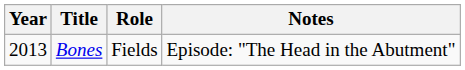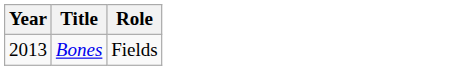- column: (311, 19)
